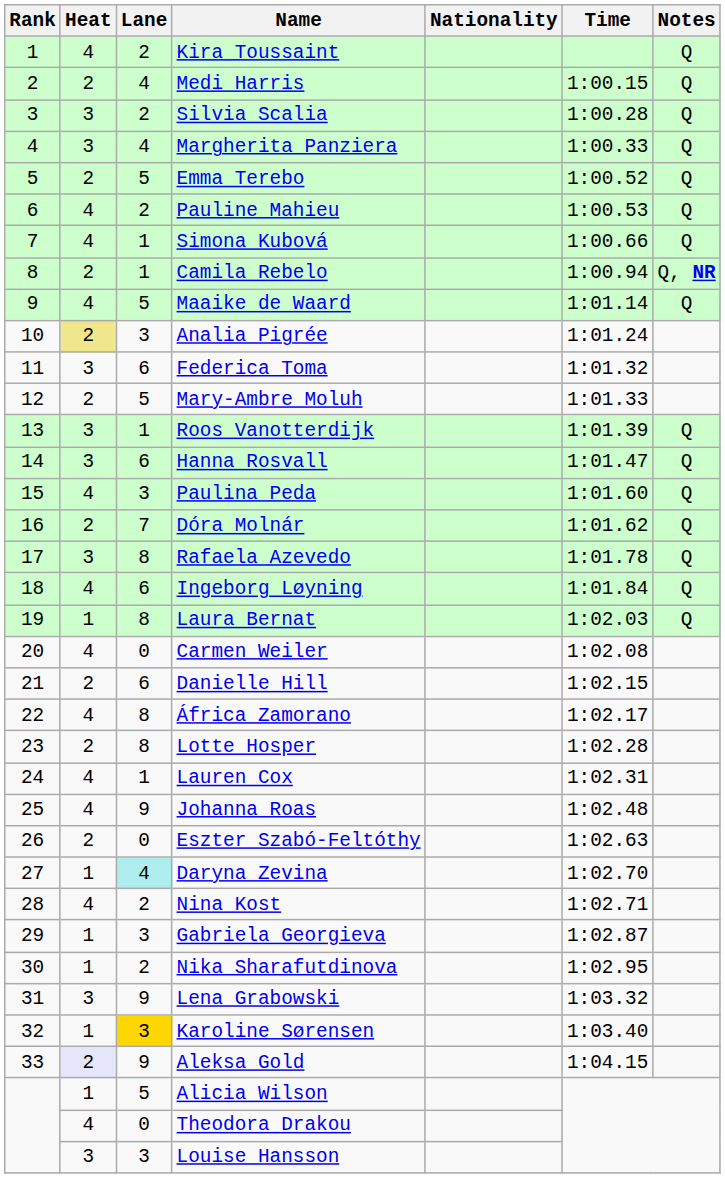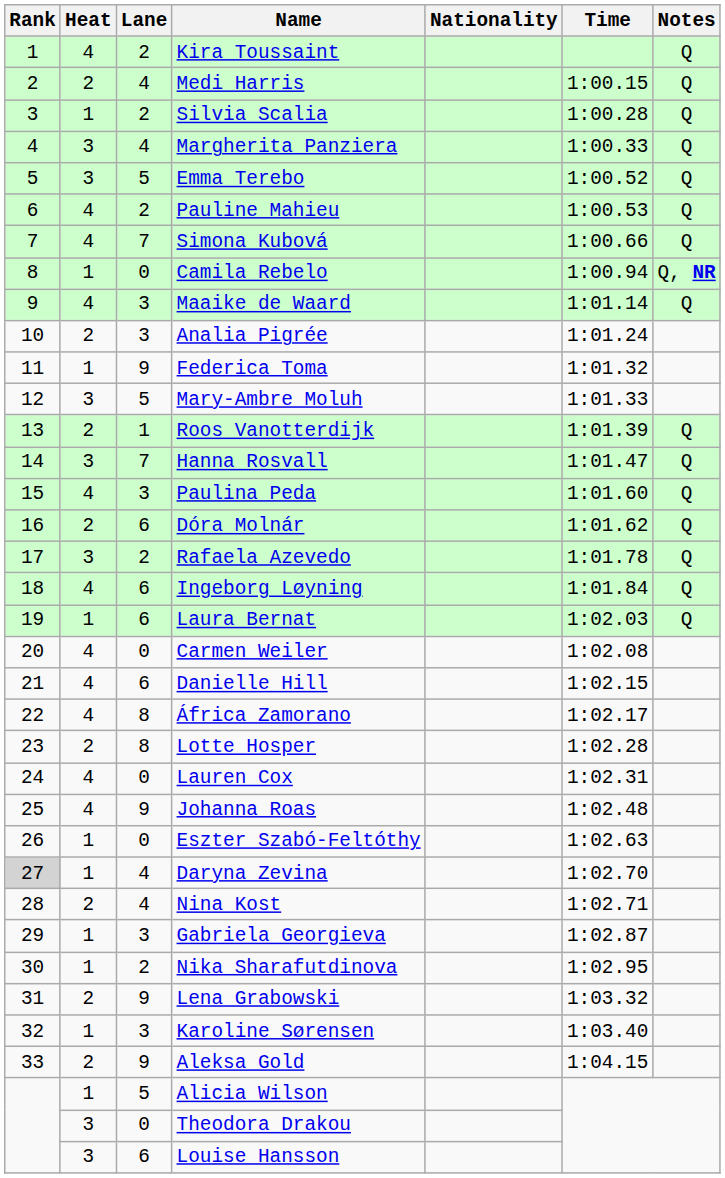(88, 115) 3 -> (88, 115) 1
(88, 178) 2 -> (88, 178) 3
(144, 242) 1 -> (144, 242) 7
(88, 273) 2 -> (88, 273) 1
(144, 273) 1 -> (144, 273) 0
(144, 305) 5 -> (144, 305) 3
(88, 336) khaki background -> (88, 336) no background
(88, 368) 3 -> (88, 368) 1
(144, 368) 6 -> (144, 368) 9
(88, 399) 2 -> (88, 399) 3
(88, 431) 3 -> (88, 431) 2
(144, 463) 6 -> (144, 463) 7
(144, 526) 7 -> (144, 526) 6
(144, 557) 8 -> (144, 557) 2
(144, 620) 8 -> (144, 620) 6
(88, 683) 2 -> (88, 683) 4
(144, 778) 1 -> (144, 778) 0
(88, 841) 2 -> (88, 841) 1
(33, 873) no background -> (33, 873) lightgrey background
(144, 873) paleturquoise background -> (144, 873) no background
(88, 904) 4 -> (88, 904) 2
(144, 904) 2 -> (144, 904) 4
(88, 999) 3 -> (88, 999) 2
(144, 1031) gold background -> (144, 1031) no background
(88, 1062) lavender background -> (88, 1062) no background
(88, 1125) 4 -> (88, 1125) 3
(144, 1157) 3 -> (144, 1157) 6
